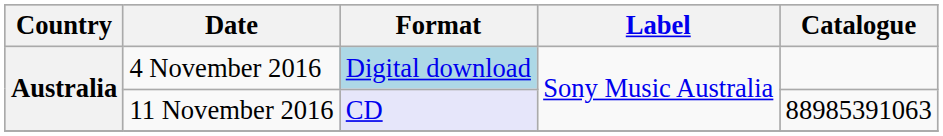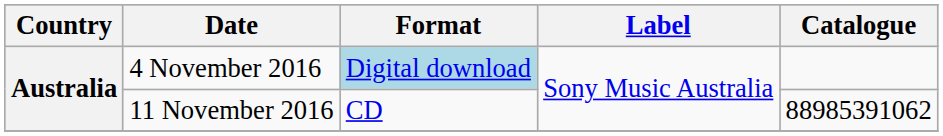(364, 109) lavender background -> (364, 109) no background
(859, 109) 88985391063 -> (859, 109) 88985391062
